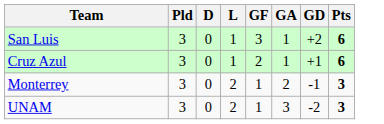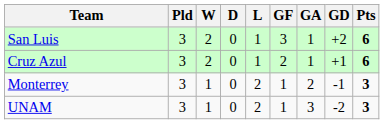+ column: (208, 15)
